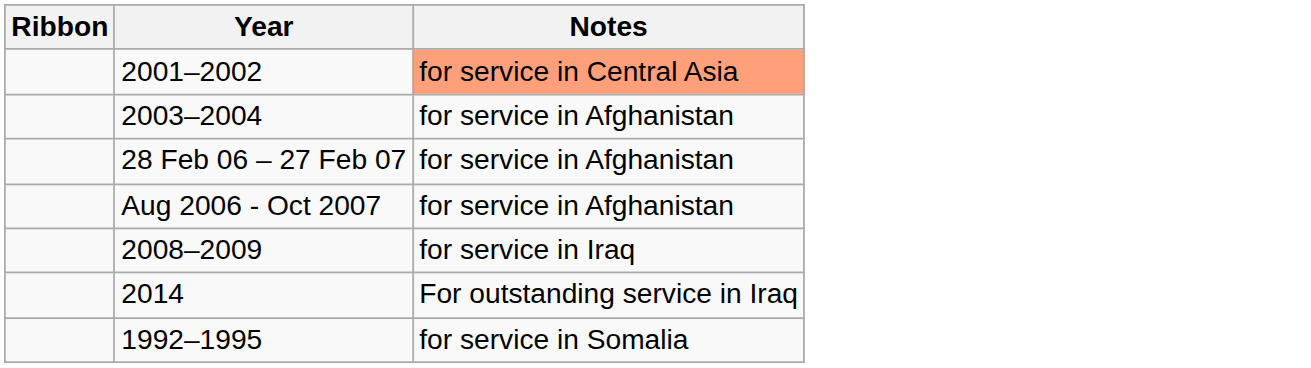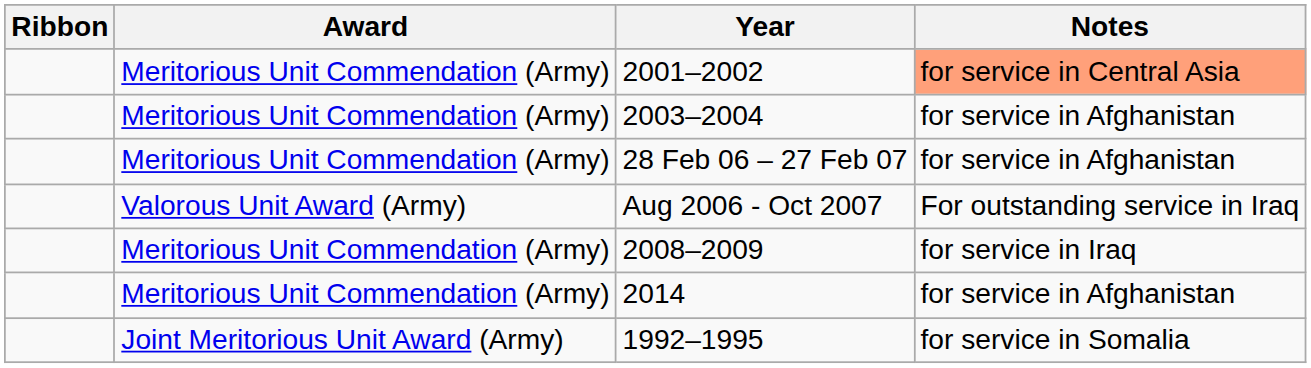+ column: (365, 26)
(577, 205) for service in Afghanistan -> (1110, 205) For outstanding service in Iraq
(609, 294) For outstanding service in Iraq -> (1078, 294) for service in Afghanistan
